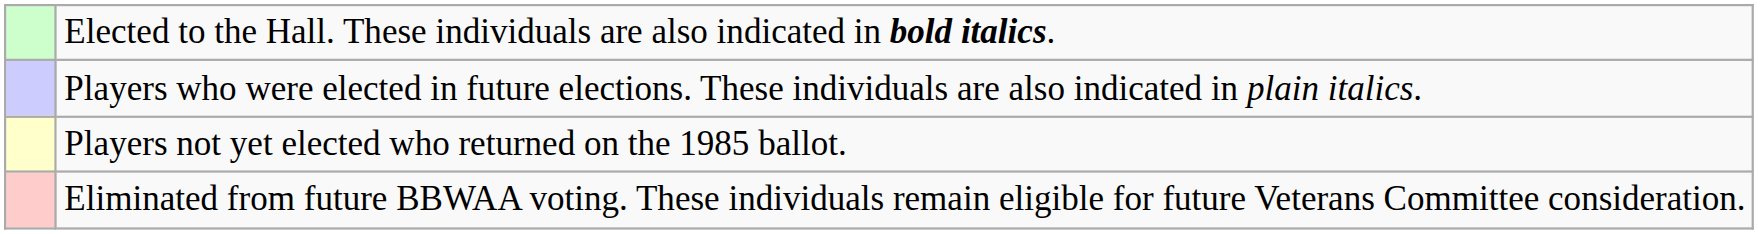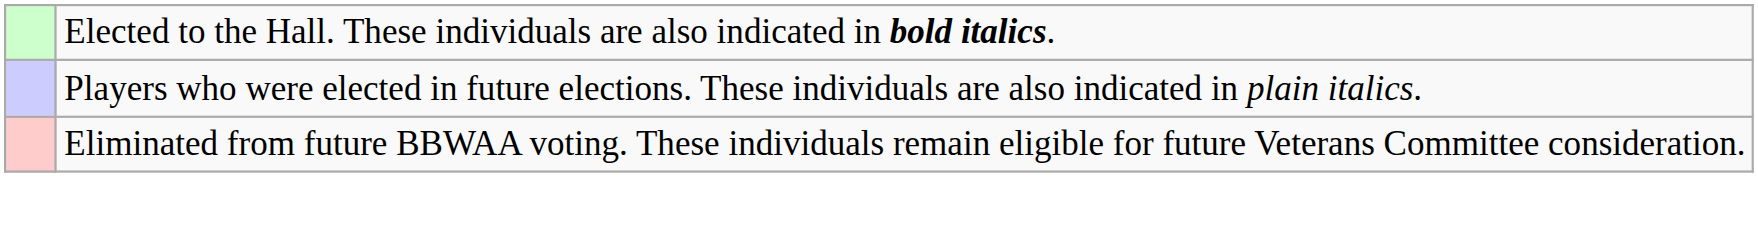- row: (456, 143)
